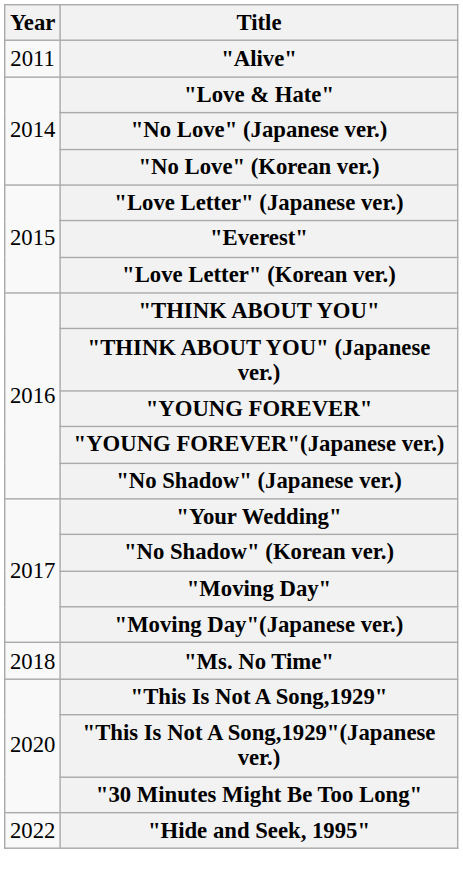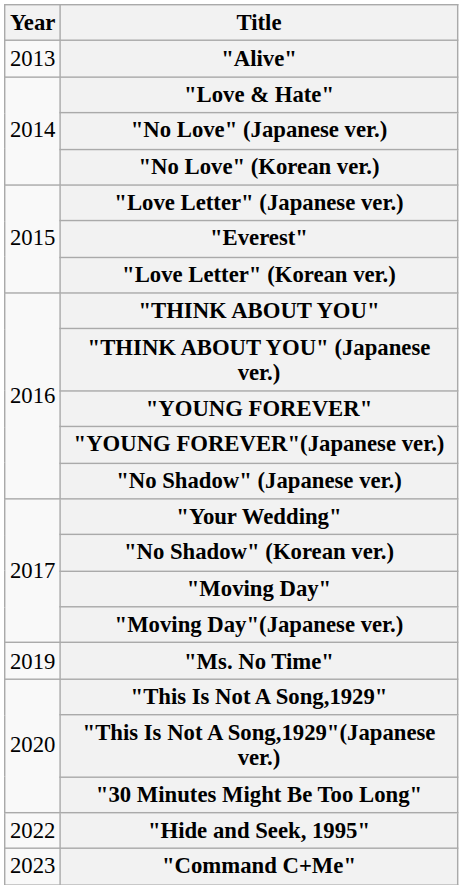(33, 58) 2011 -> (33, 58) 2013
(33, 660) 2018 -> (33, 660) 2019
+ row: (259, 866)
